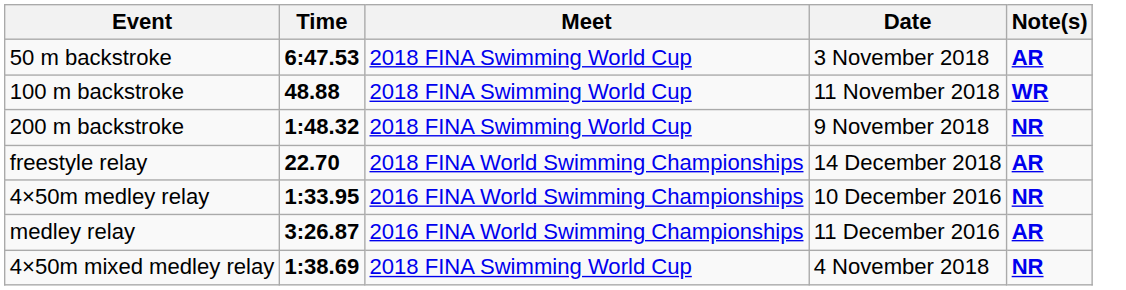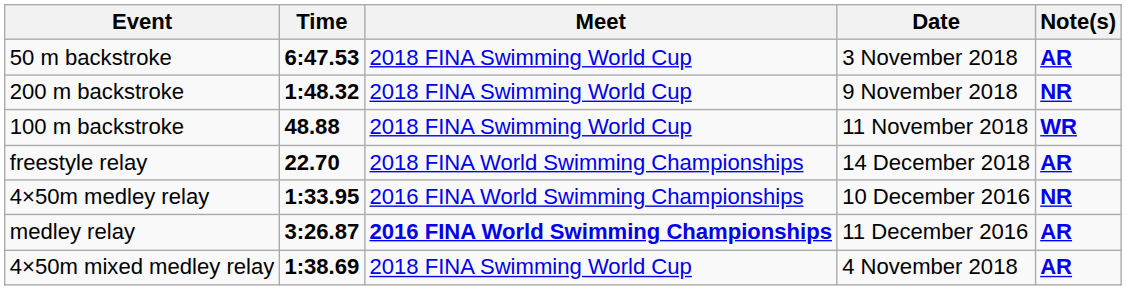rows swapped: (97, 92) <-> (97, 127)
(586, 232) normal -> (601, 232) bold
(1028, 267) NR -> (1056, 267) AR
